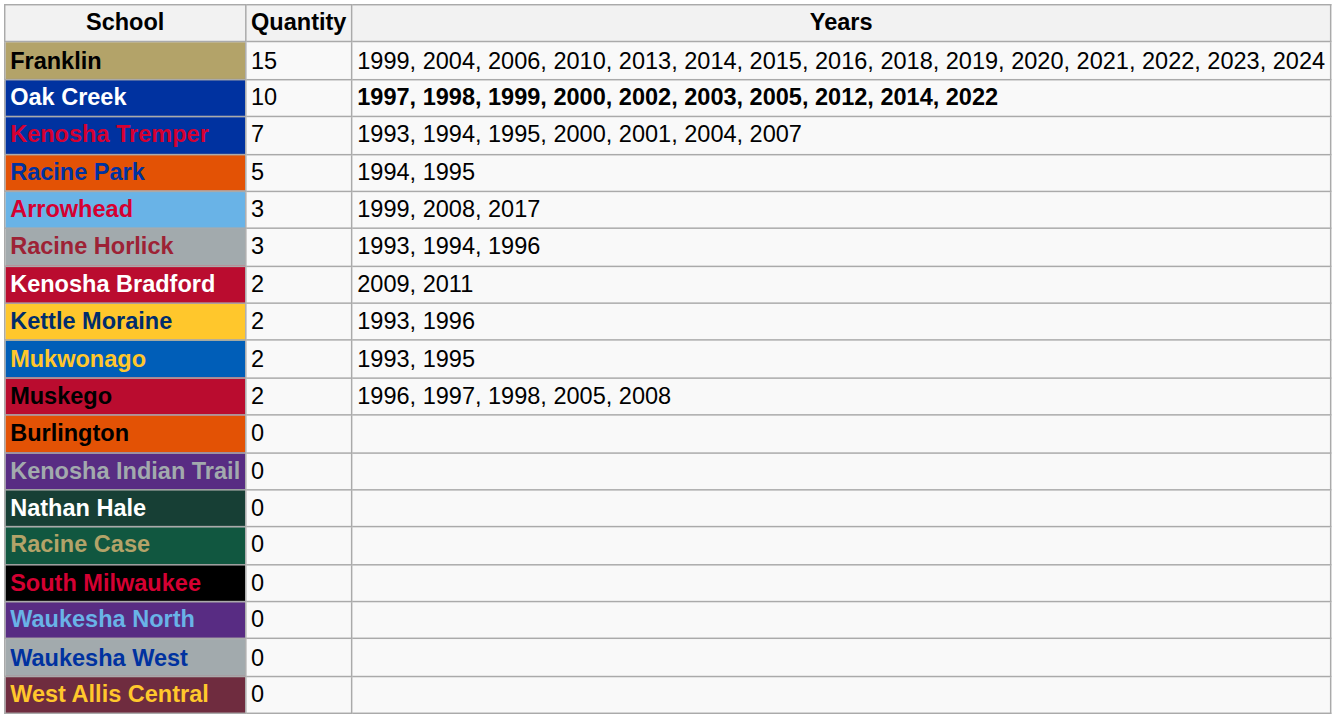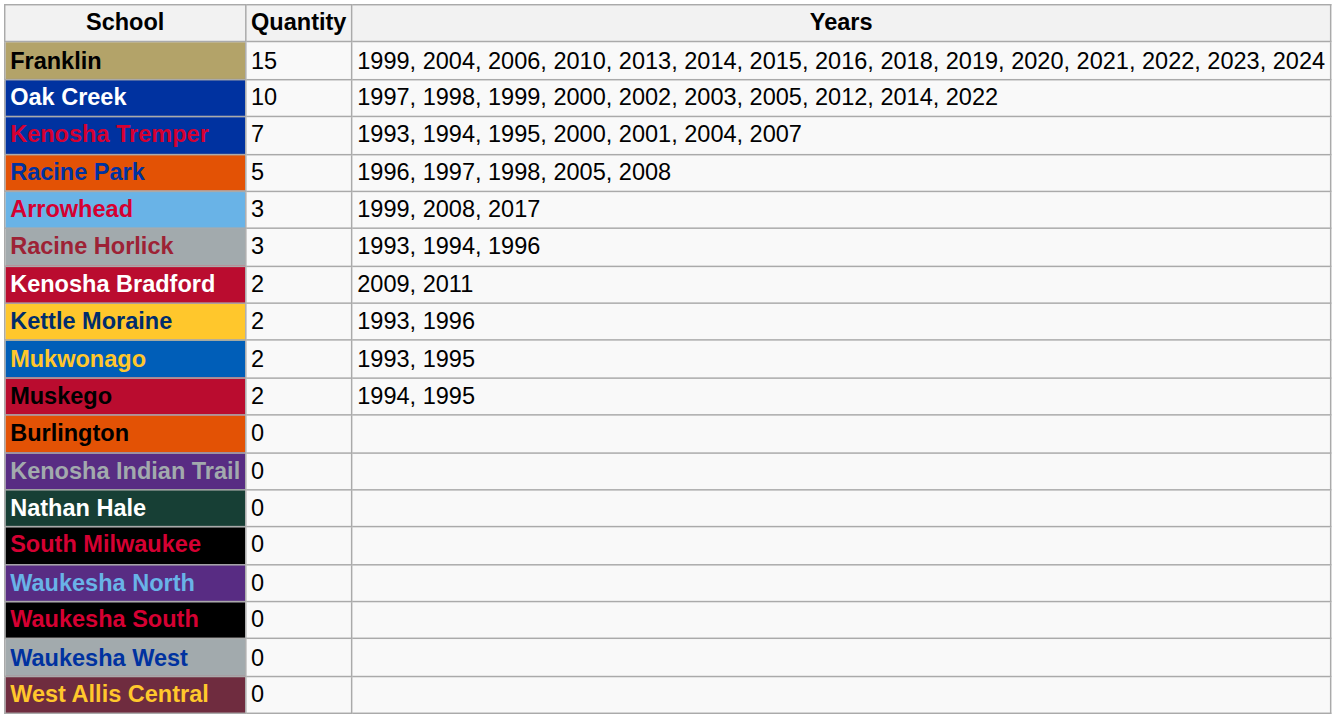(678, 97) bold -> (678, 97) normal
(416, 172) 1994, 1995 -> (514, 172) 1996, 1997, 1998, 2005, 2008
(514, 396) 1996, 1997, 1998, 2005, 2008 -> (416, 396) 1994, 1995
- row: (80, 545)
+ row: (104, 619)
